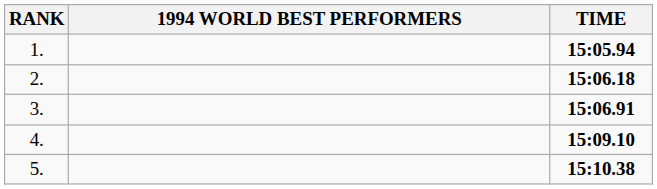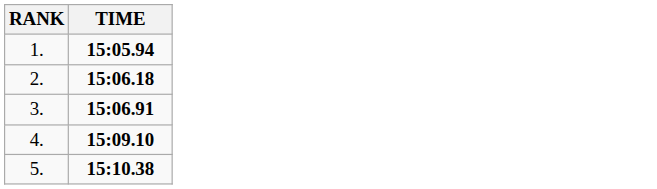- column: (309, 19)
